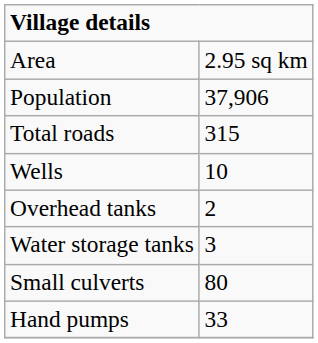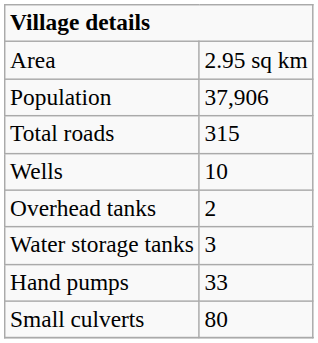rows swapped: (69, 319) <-> (77, 282)
